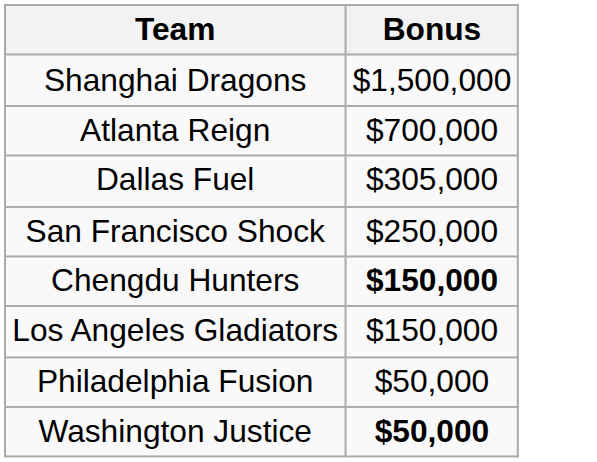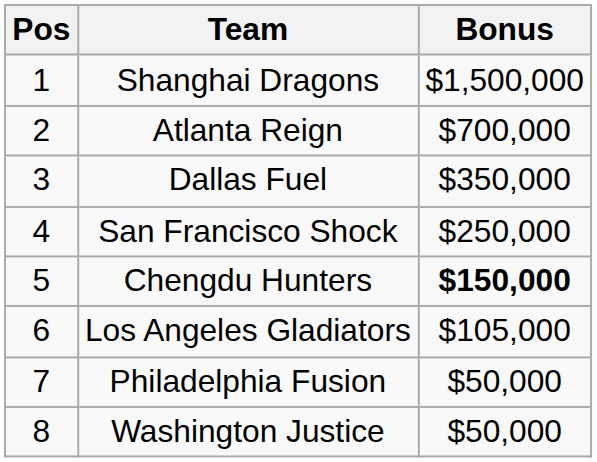+ column: (41, 29)
(432, 180) $305,000 -> (505, 180) $350,000
(432, 331) $150,000 -> (505, 331) $105,000
(432, 431) bold -> (505, 431) normal
